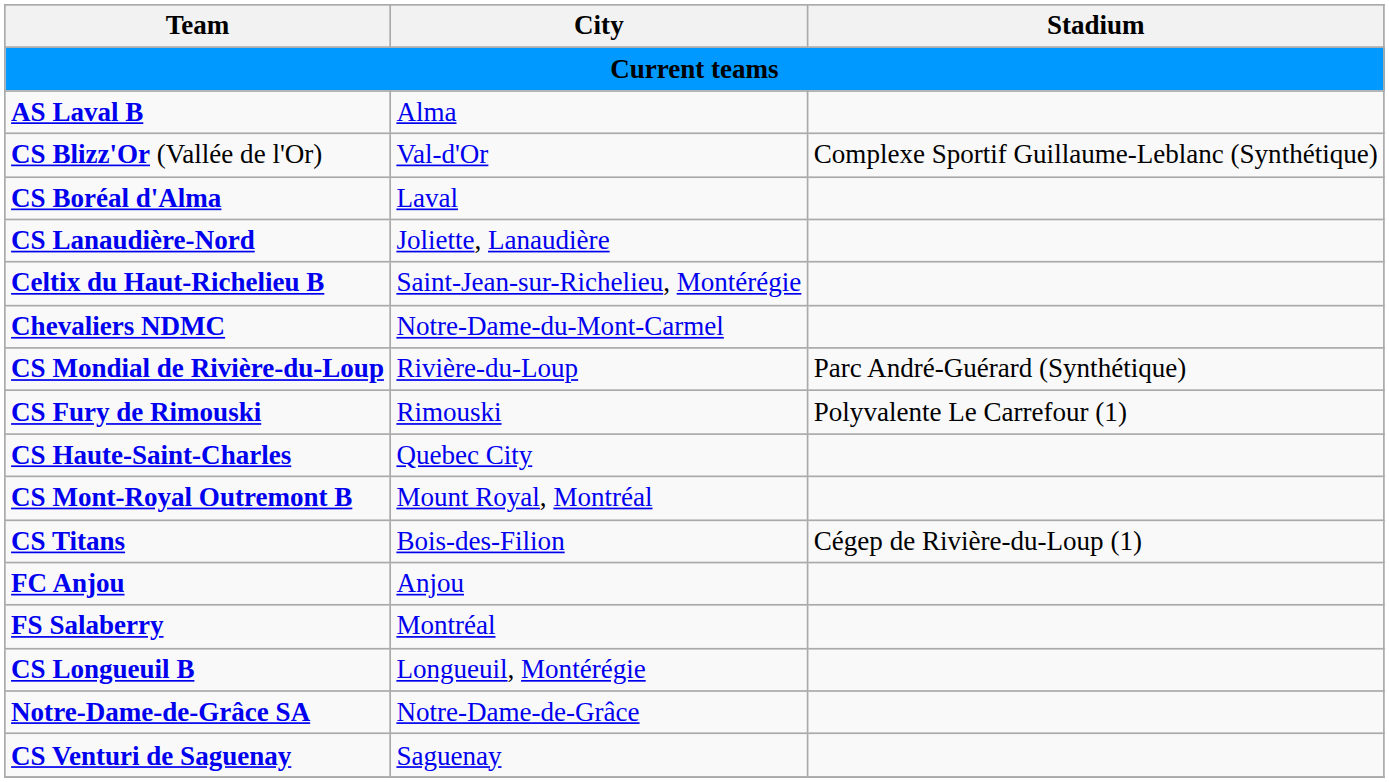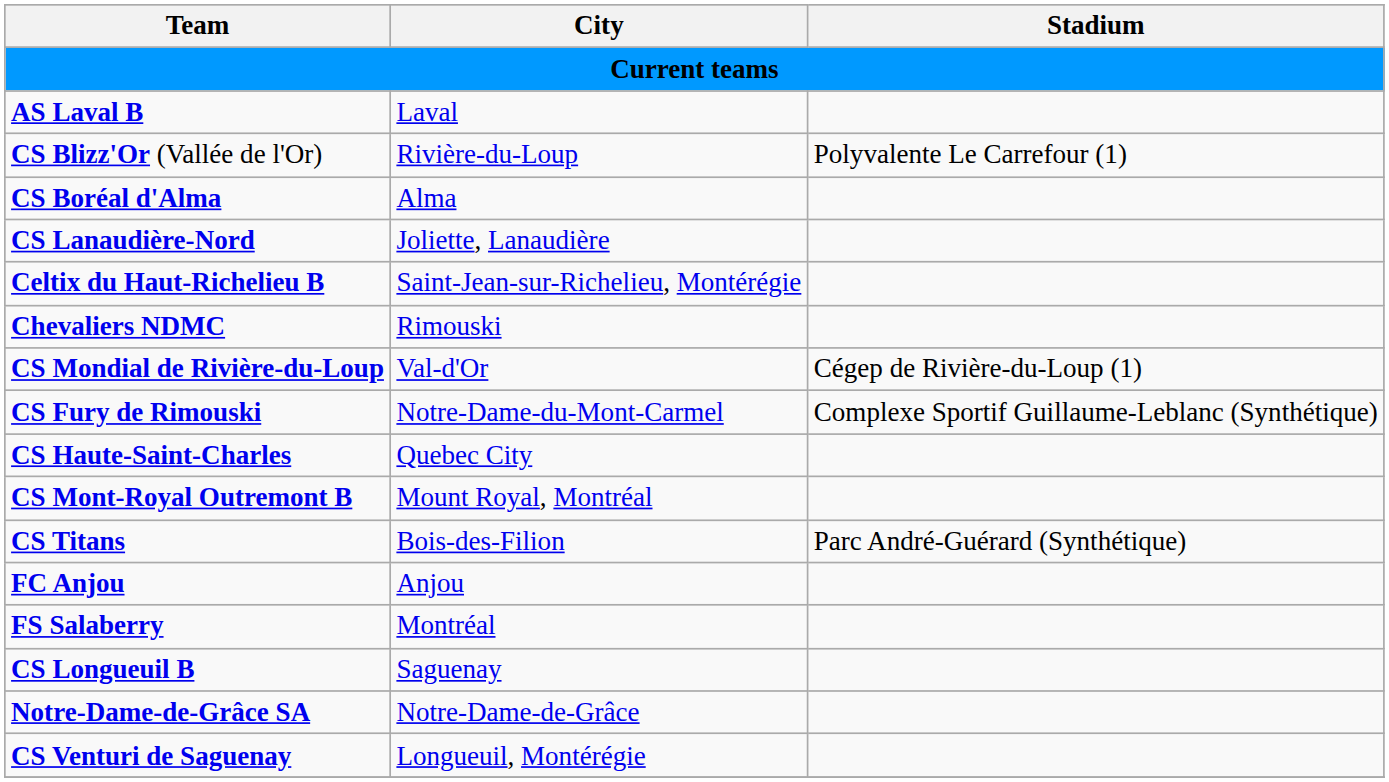(426, 111) Alma -> (427, 111) Laval
(442, 154) Val-d'Or -> (487, 154) Rivière-du-Loup
(1096, 154) Complexe Sportif Guillaume-Leblanc (Synthétique) -> (970, 154) Polyvalente Le Carrefour (1)
(427, 197) Laval -> (426, 197) Alma
(560, 326) Notre-Dame-du-Mont-Carmel -> (449, 326) Rimouski
(487, 369) Rivière-du-Loup -> (442, 369) Val-d'Or
(1000, 369) Parc André-Guérard (Synthétique) -> (978, 369) Cégep de Rivière-du-Loup (1)
(449, 411) Rimouski -> (560, 411) Notre-Dame-du-Mont-Carmel
(970, 411) Polyvalente Le Carrefour (1) -> (1096, 411) Complexe Sportif Guillaume-Leblanc (Synthétique)
(978, 540) Cégep de Rivière-du-Loup (1) -> (1000, 540) Parc André-Guérard (Synthétique)
(521, 669) Longueuil, Montérégie -> (449, 669) Saguenay
(449, 754) Saguenay -> (521, 754) Longueuil, Montérégie
